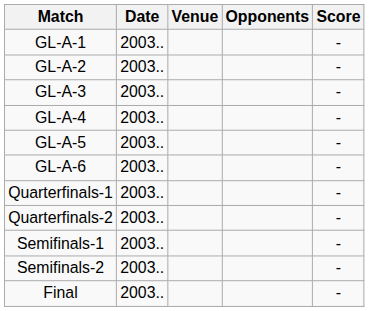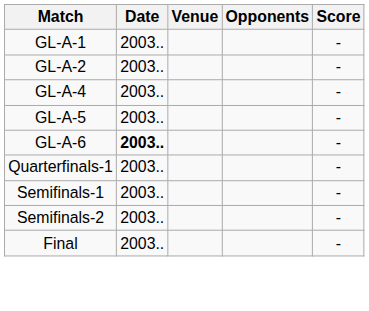- row: (61, 92)
(142, 167) normal -> (142, 142) bold
- row: (61, 218)
